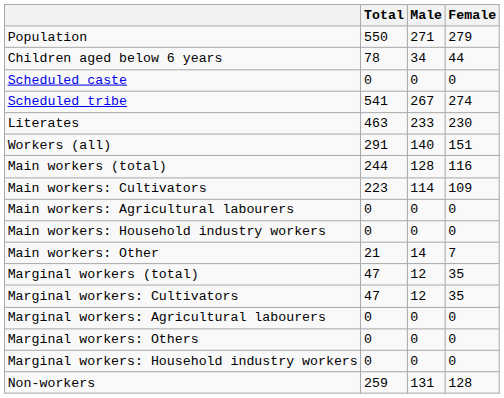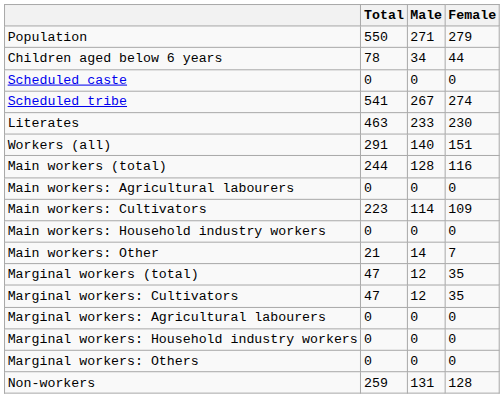rows swapped: (107, 188) <-> (151, 210)
rows swapped: (183, 361) <-> (103, 339)
